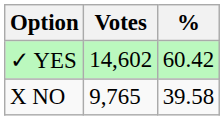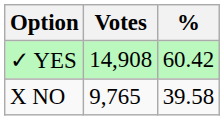(121, 59) 14,602 -> (121, 59) 14,908
